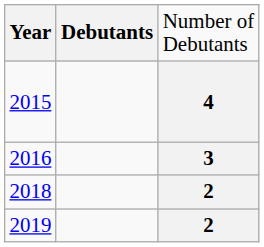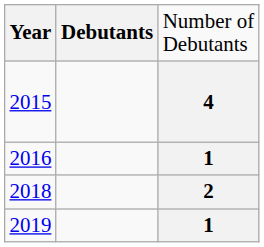(208, 158) 3 -> (208, 158) 1
(208, 224) 2 -> (208, 224) 1
